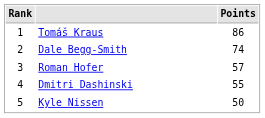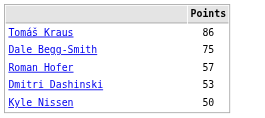- column: (20, 14)
(238, 50) 74 -> (208, 50) 75
(238, 85) 55 -> (208, 85) 53
